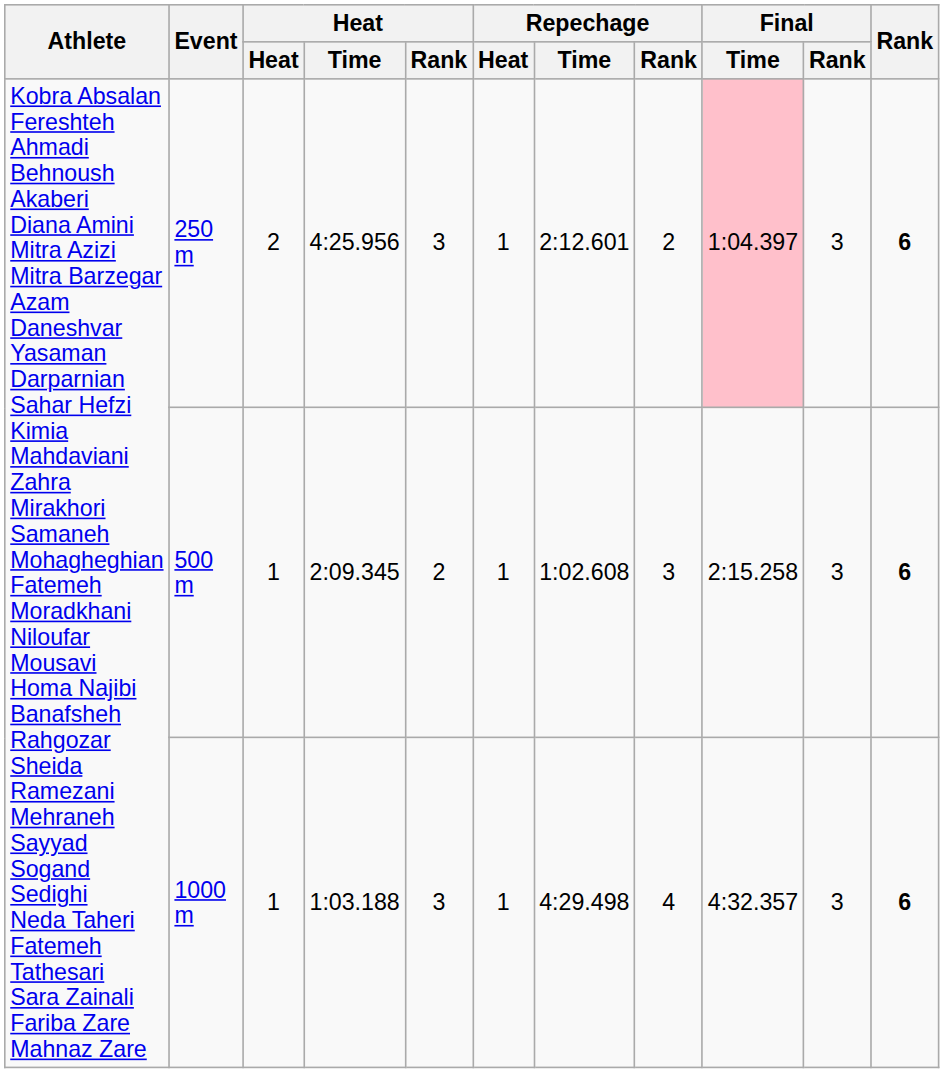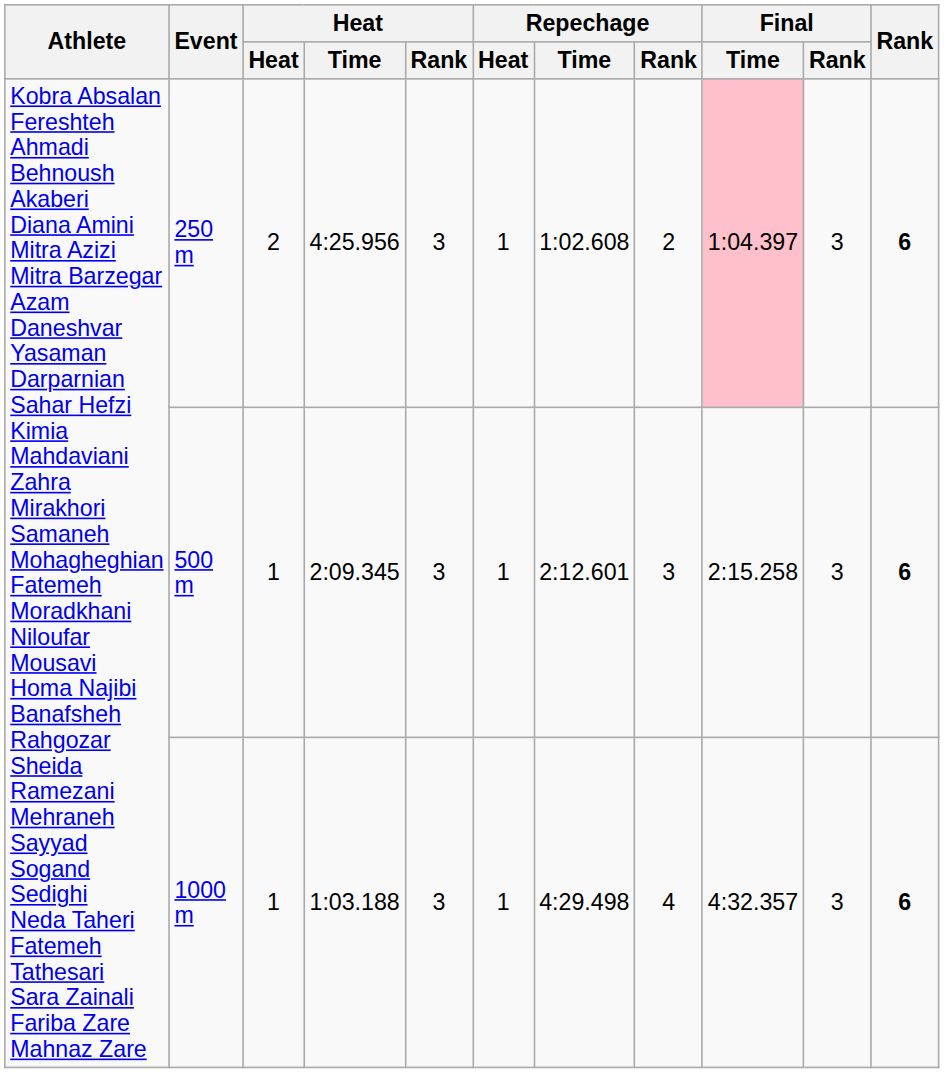(584, 243) 2:12.601 -> (584, 243) 1:02.608
(439, 573) 2 -> (439, 573) 3
(584, 573) 1:02.608 -> (584, 573) 2:12.601
